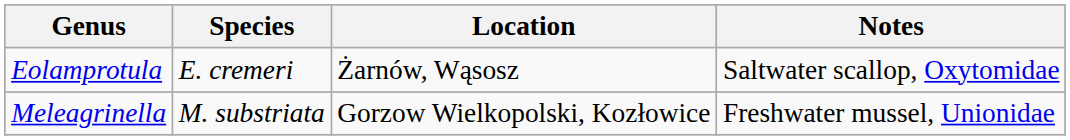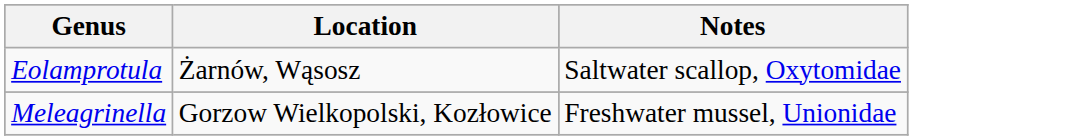- column: (252, 26)
